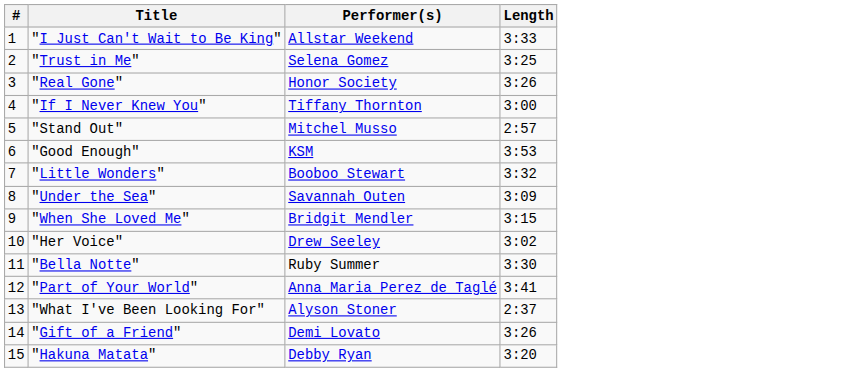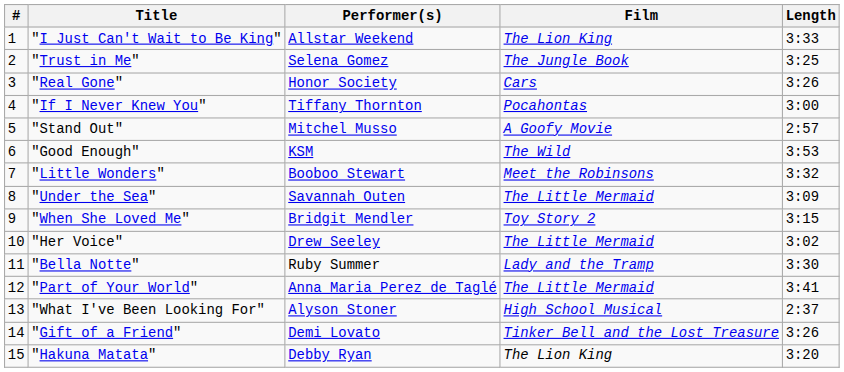+ column: (641, 16)
